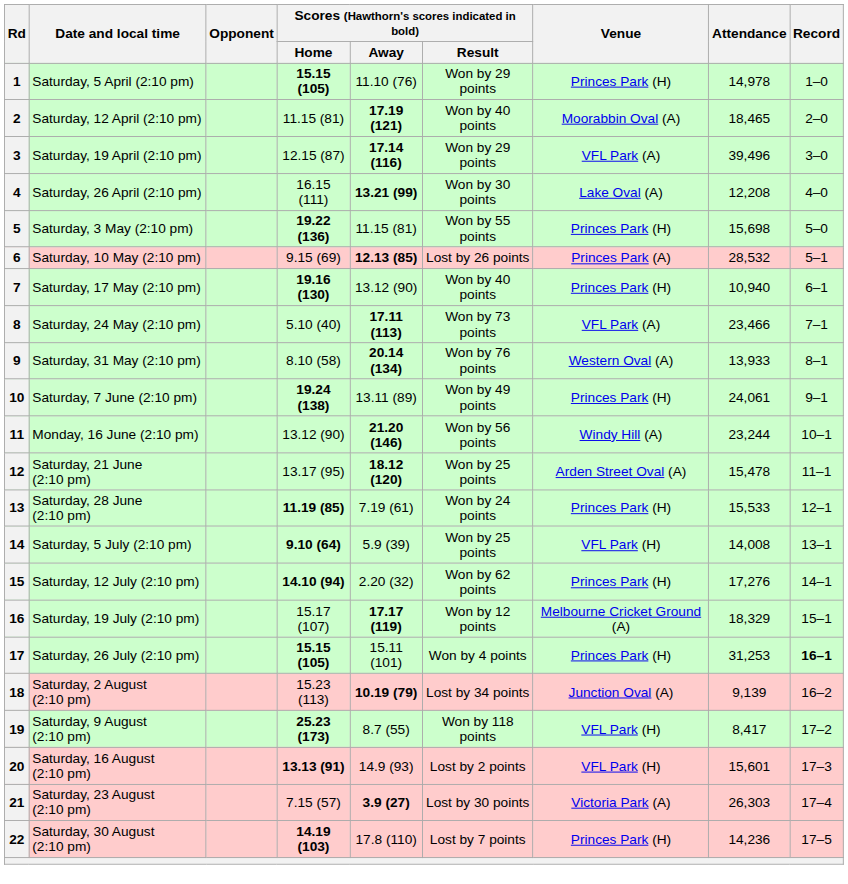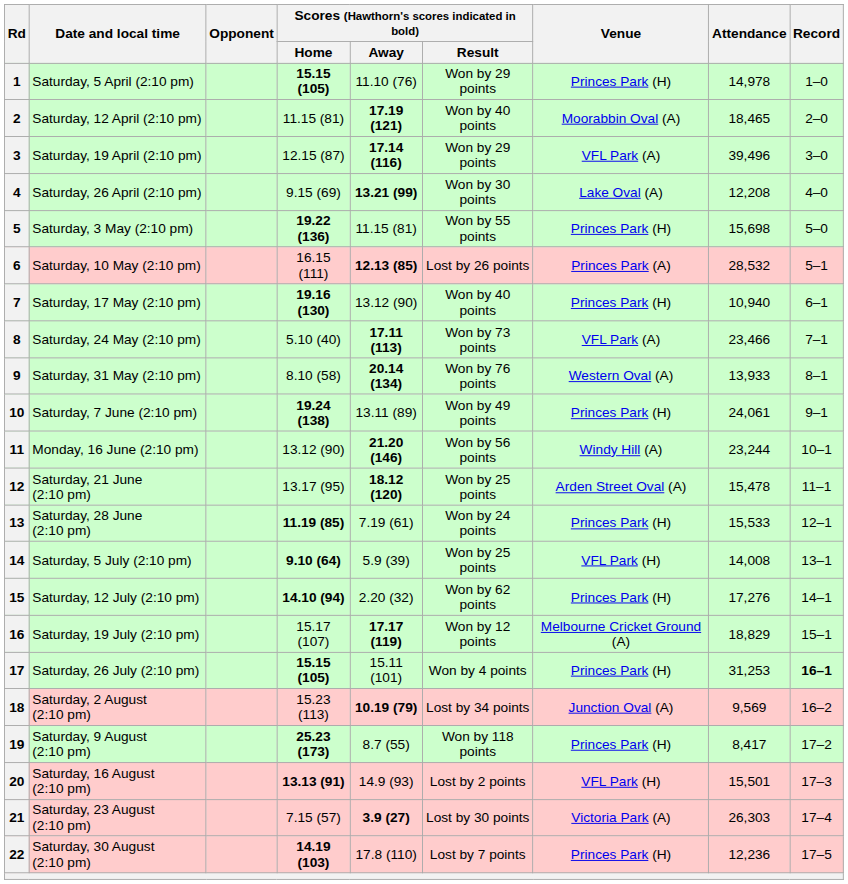(313, 192) 16.15 (111) -> (313, 192) 9.15 (69)
(313, 258) 9.15 (69) -> (313, 266) 16.15 (111)
(749, 619) 18,329 -> (749, 634) 18,829
(749, 692) 9,139 -> (749, 708) 9,569
(621, 729) VFL Park (H) -> (621, 744) Princes Park (H)
(749, 766) 15,601 -> (749, 781) 15,501
(749, 840) 14,236 -> (749, 855) 12,236
